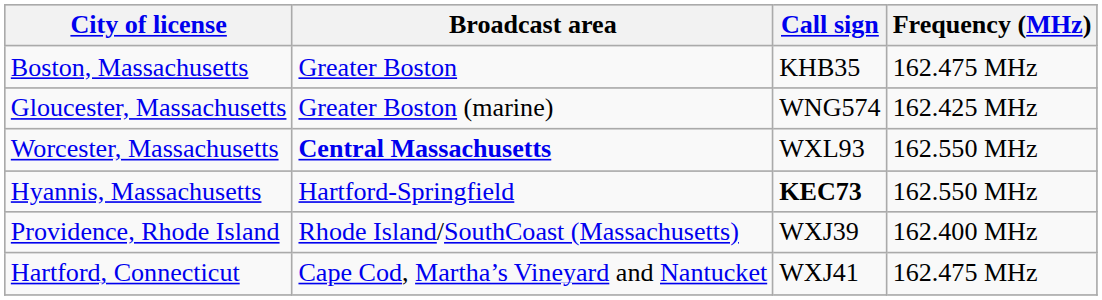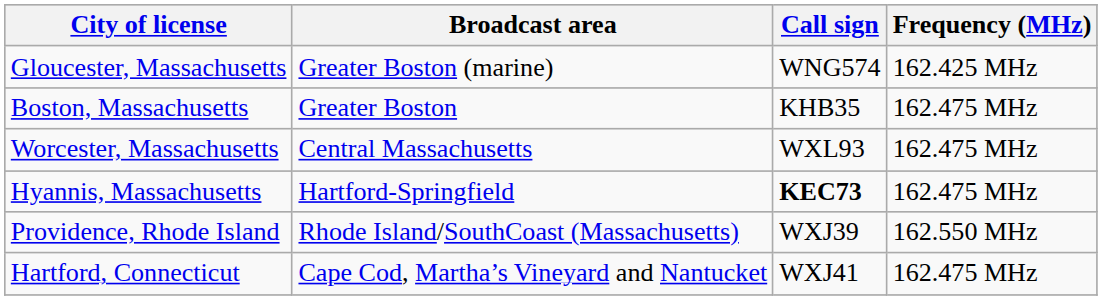rows swapped: (130, 66) <-> (149, 107)
(425, 149) bold -> (415, 149) normal
(965, 149) 162.550 MHz -> (965, 149) 162.475 MHz
(965, 190) 162.550 MHz -> (965, 190) 162.475 MHz
(965, 231) 162.400 MHz -> (965, 231) 162.550 MHz
